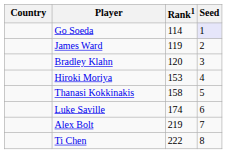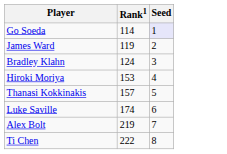- column: (28, 13)
(175, 62) 120 -> (127, 62) 124
(175, 93) 158 -> (127, 93) 157
